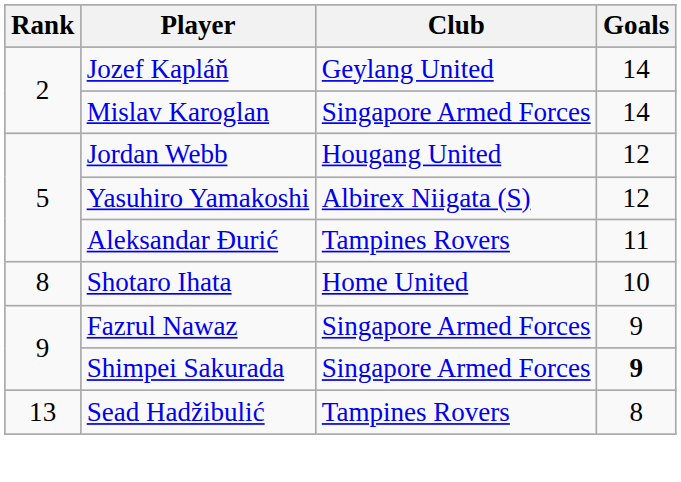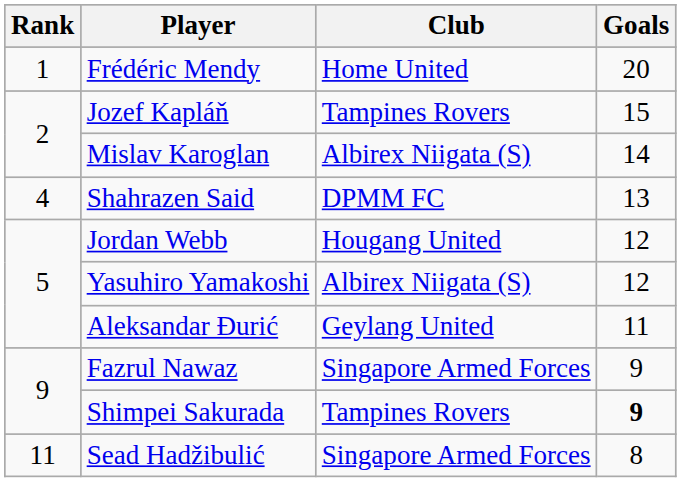+ row: (173, 68)
(408, 68) Geylang United -> (416, 111) Tampines Rovers
(636, 68) 14 -> (636, 111) 15
(456, 111) Singapore Armed Forces -> (426, 154) Albirex Niigata (S)
+ row: (170, 197)
(416, 240) Tampines Rovers -> (408, 326) Geylang United
- row: (159, 283)
(456, 369) Singapore Armed Forces -> (416, 411) Tampines Rovers
(43, 411) 13 -> (43, 454) 11
(416, 411) Tampines Rovers -> (456, 454) Singapore Armed Forces
